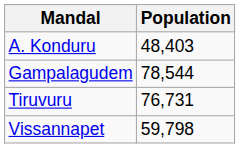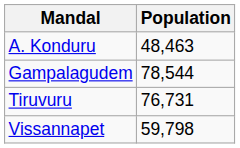(167, 45) 48,403 -> (167, 45) 48,463
